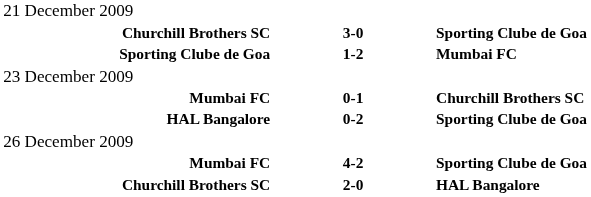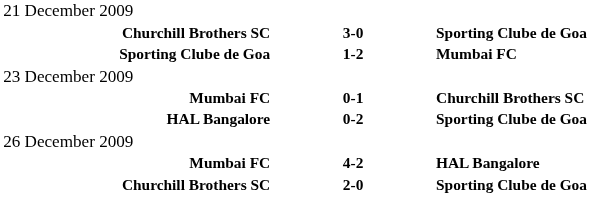(512, 163) Sporting Clube de Goa -> (488, 163) HAL Bangalore
(488, 184) HAL Bangalore -> (512, 184) Sporting Clube de Goa
